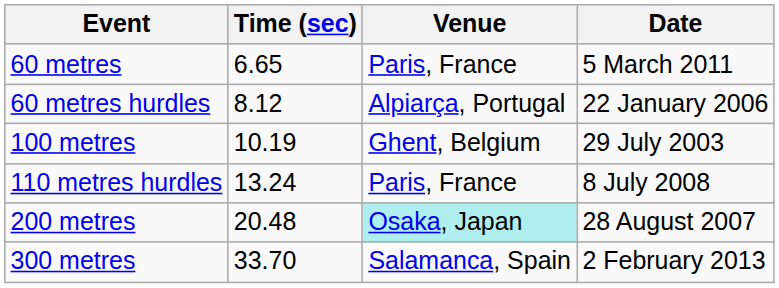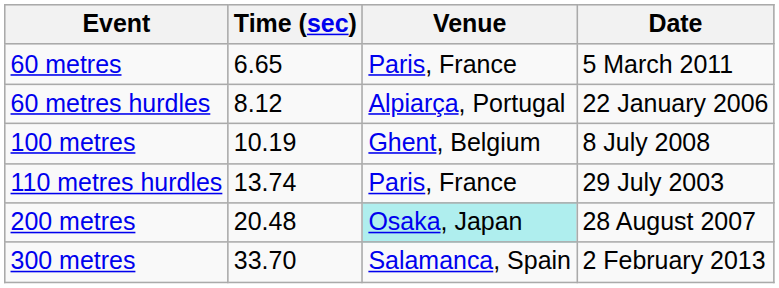(653, 143) 29 July 2003 -> (646, 143) 8 July 2008
(265, 182) 13.24 -> (265, 182) 13.74
(646, 182) 8 July 2008 -> (653, 182) 29 July 2003
